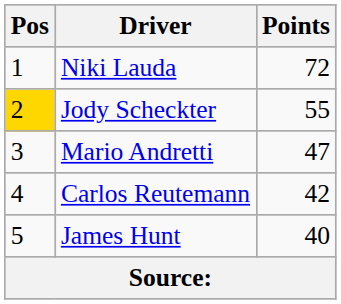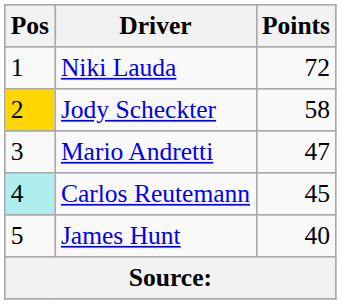(317, 109) 55 -> (317, 109) 58
(17, 194) no background -> (17, 194) paleturquoise background
(317, 194) 42 -> (317, 194) 45
